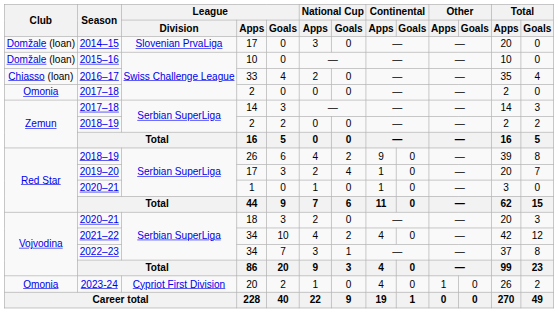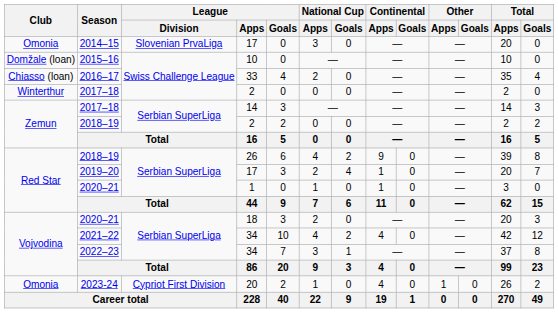(41, 44) Domžale (loan) -> (41, 44) Omonia
(41, 92) Omonia -> (41, 92) Winterthur
